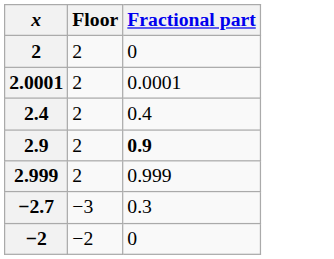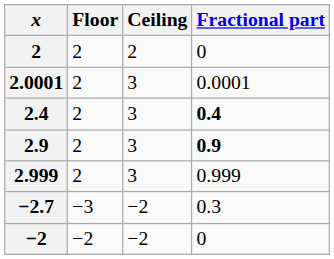+ column: (157, 20)
(140, 113) normal -> (209, 113) bold
